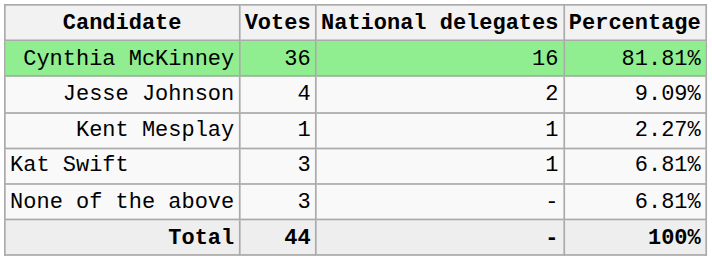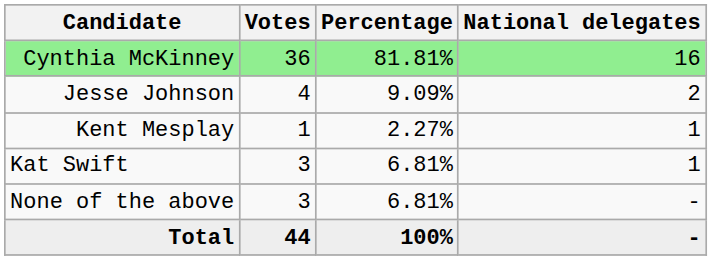columns swapped: (635, 23) <-> (440, 23)
